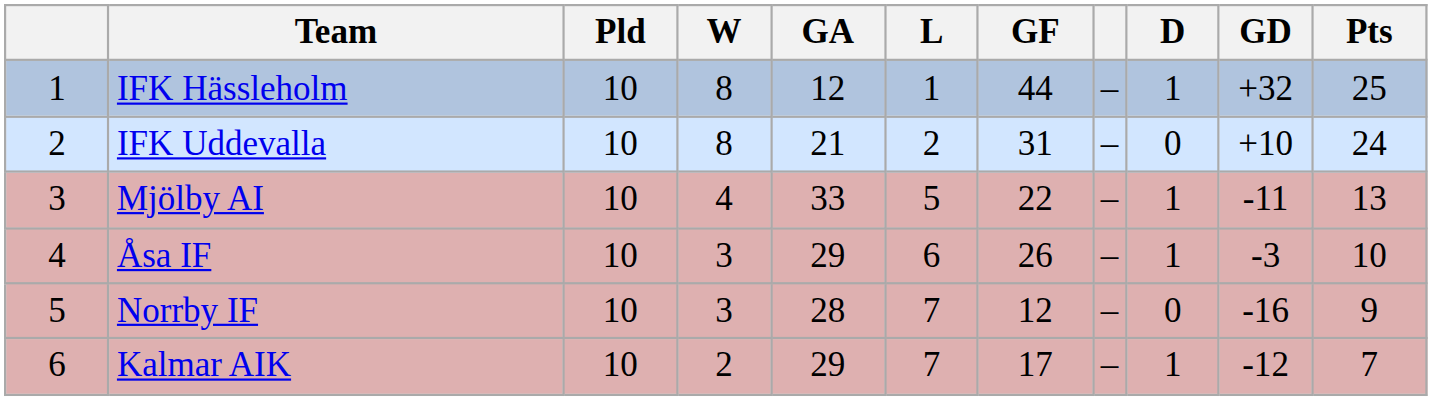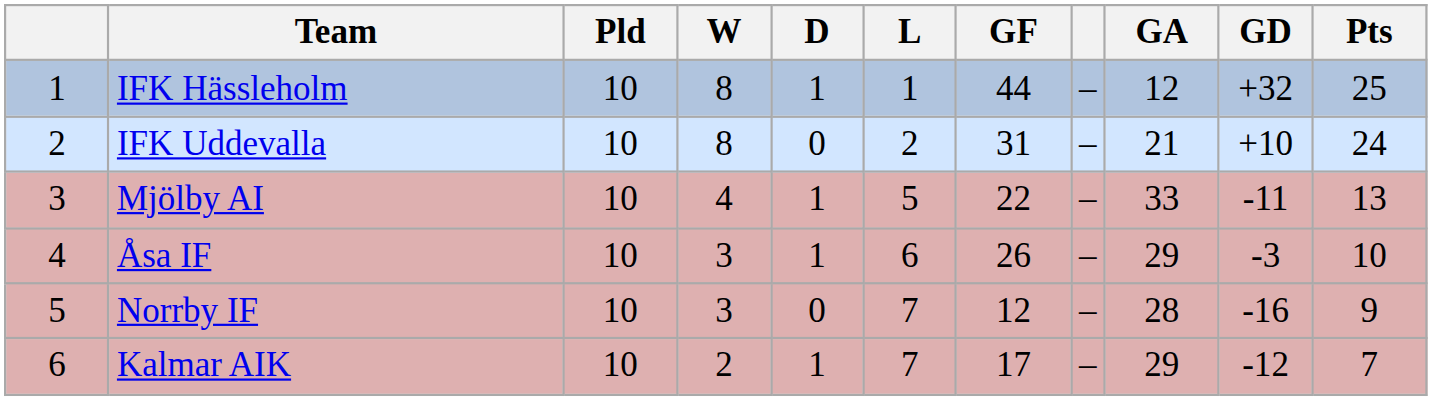columns swapped: (1173, 32) <-> (828, 32)
